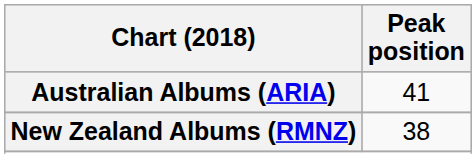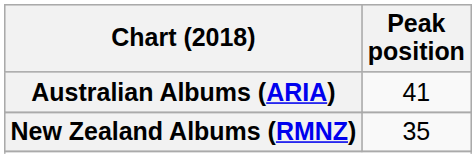(416, 131) 38 -> (416, 131) 35
